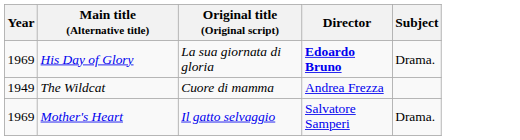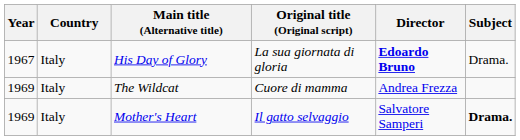+ column: (74, 22)
(21, 59) 1969 -> (21, 59) 1967
(21, 88) 1949 -> (21, 88) 1969
(415, 116) normal -> (490, 116) bold
